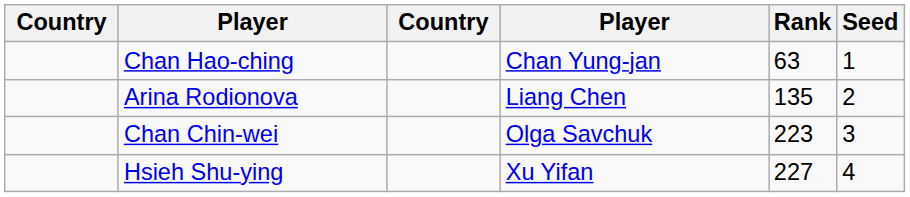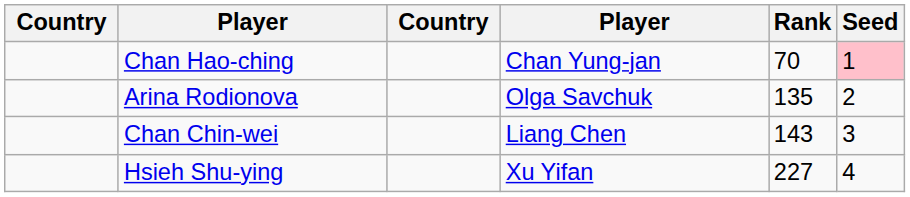(787, 60) 63 -> (787, 60) 70
(849, 60) no background -> (849, 60) pink background
(566, 97) Liang Chen -> (579, 97) Olga Savchuk
(579, 135) Olga Savchuk -> (566, 135) Liang Chen
(793, 135) 223 -> (793, 135) 143
